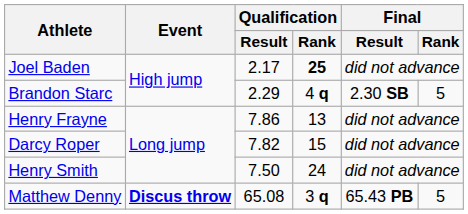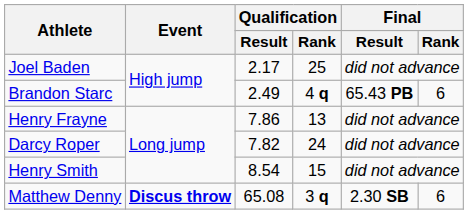(317, 68) bold -> (317, 68) normal
(264, 93) 2.29 -> (264, 93) 2.49
(379, 93) 2.30 SB -> (379, 93) 65.43 PB
(441, 93) 5 -> (441, 93) 6
(317, 145) 15 -> (317, 145) 24
(264, 171) 7.50 -> (264, 171) 8.54
(317, 171) 24 -> (317, 171) 15
(379, 196) 65.43 PB -> (379, 196) 2.30 SB
(441, 196) 5 -> (441, 196) 6
